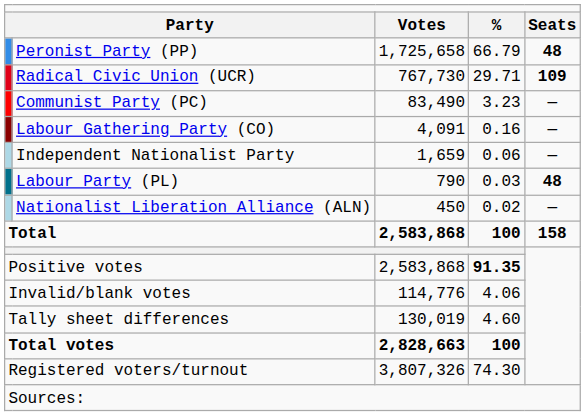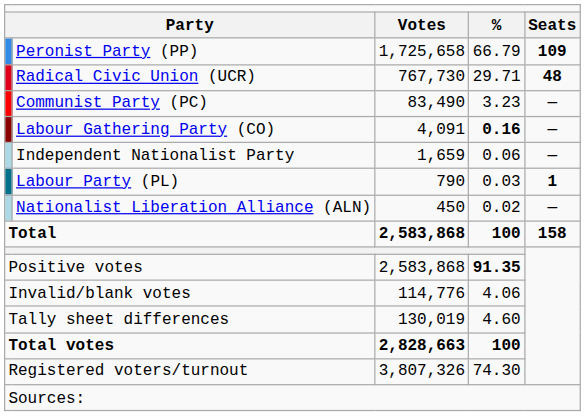(552, 51) 48 -> (552, 51) 109
(552, 77) 109 -> (552, 77) 48
(501, 129) normal -> (501, 129) bold
(552, 182) 48 -> (552, 182) 1
